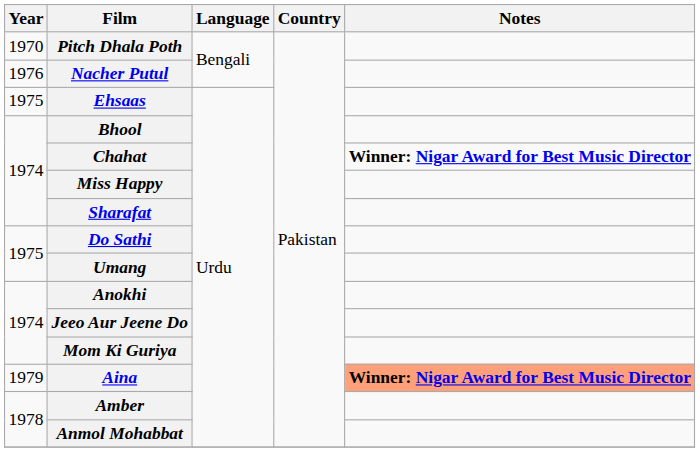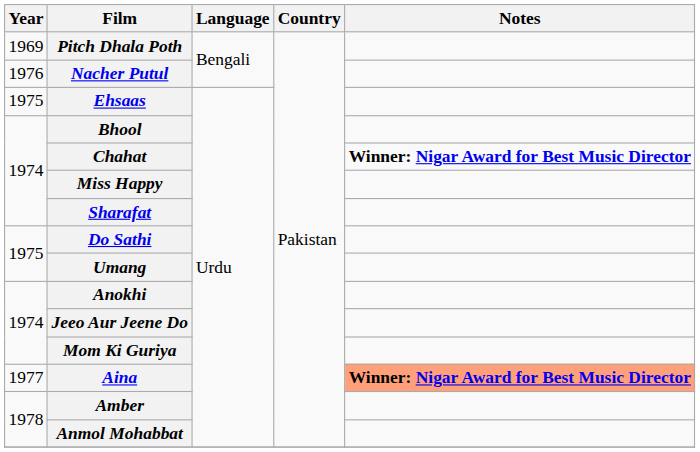(26, 45) 1970 -> (26, 45) 1969
(26, 377) 1979 -> (26, 377) 1977
